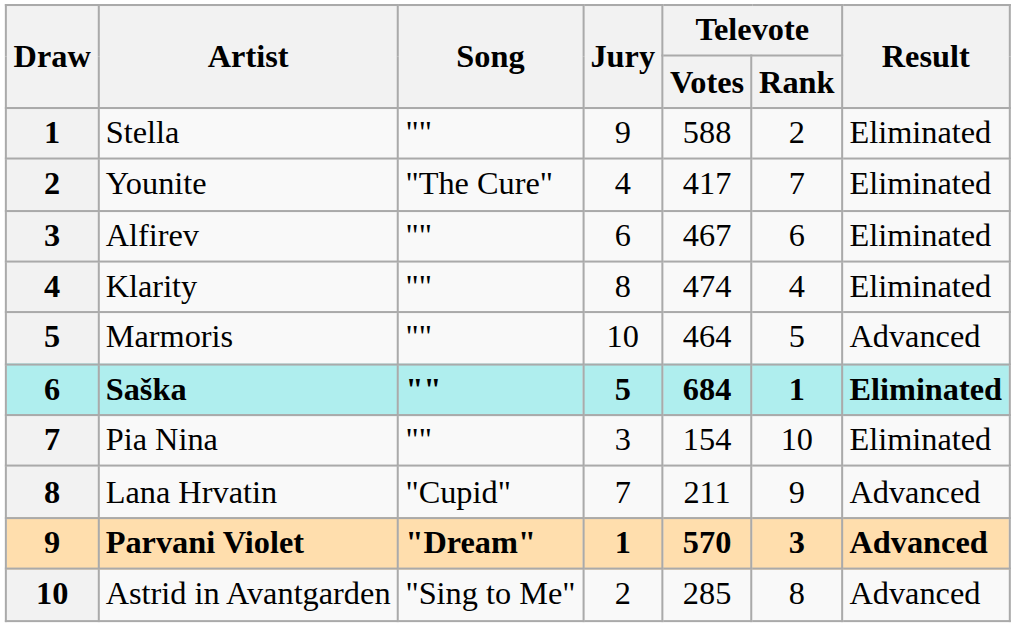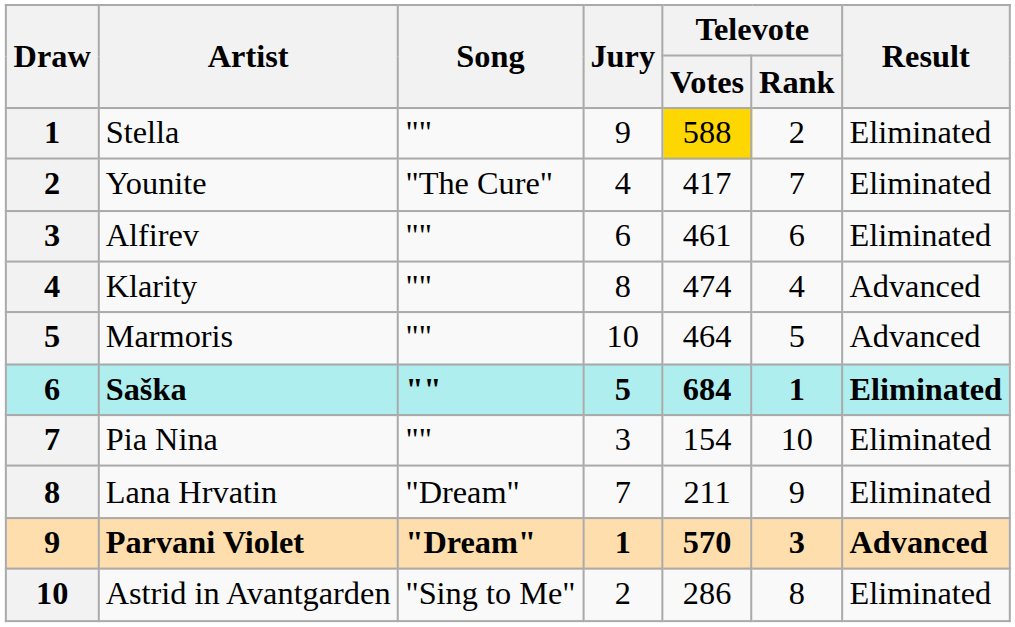(707, 132) no background -> (707, 132) gold background
(707, 235) 467 -> (707, 235) 461
(920, 286) Eliminated -> (915, 286) Advanced
(458, 491) "Cupid" -> (463, 491) "Dream"
(915, 491) Advanced -> (920, 491) Eliminated
(707, 593) 285 -> (707, 593) 286
(915, 593) Advanced -> (920, 593) Eliminated
